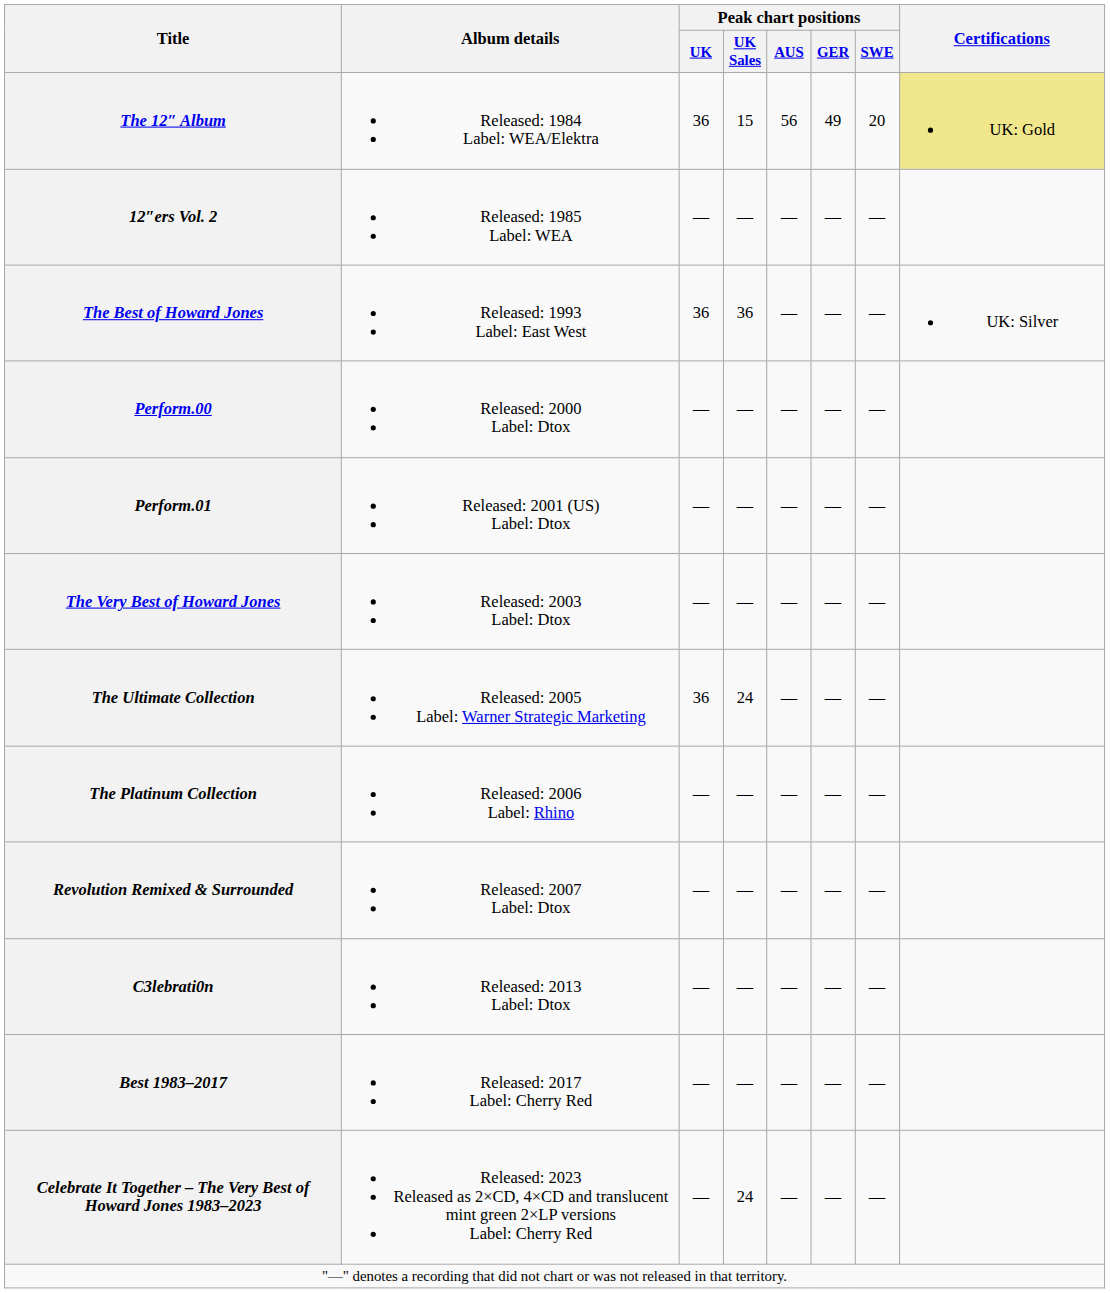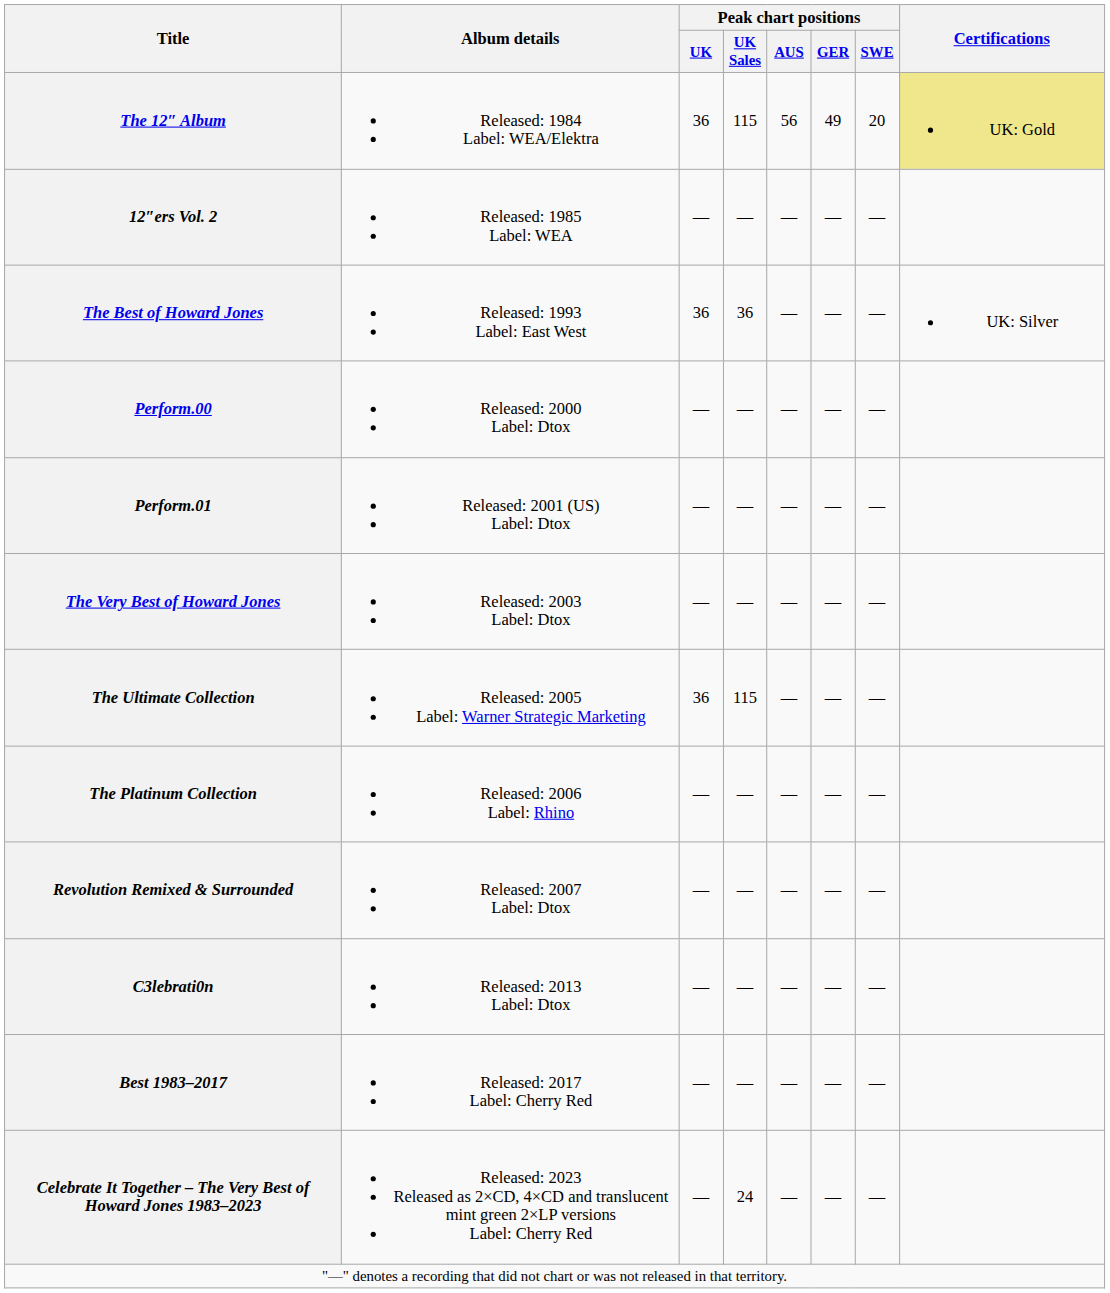(745, 120) 15 -> (745, 120) 115
(745, 697) 24 -> (745, 697) 115
